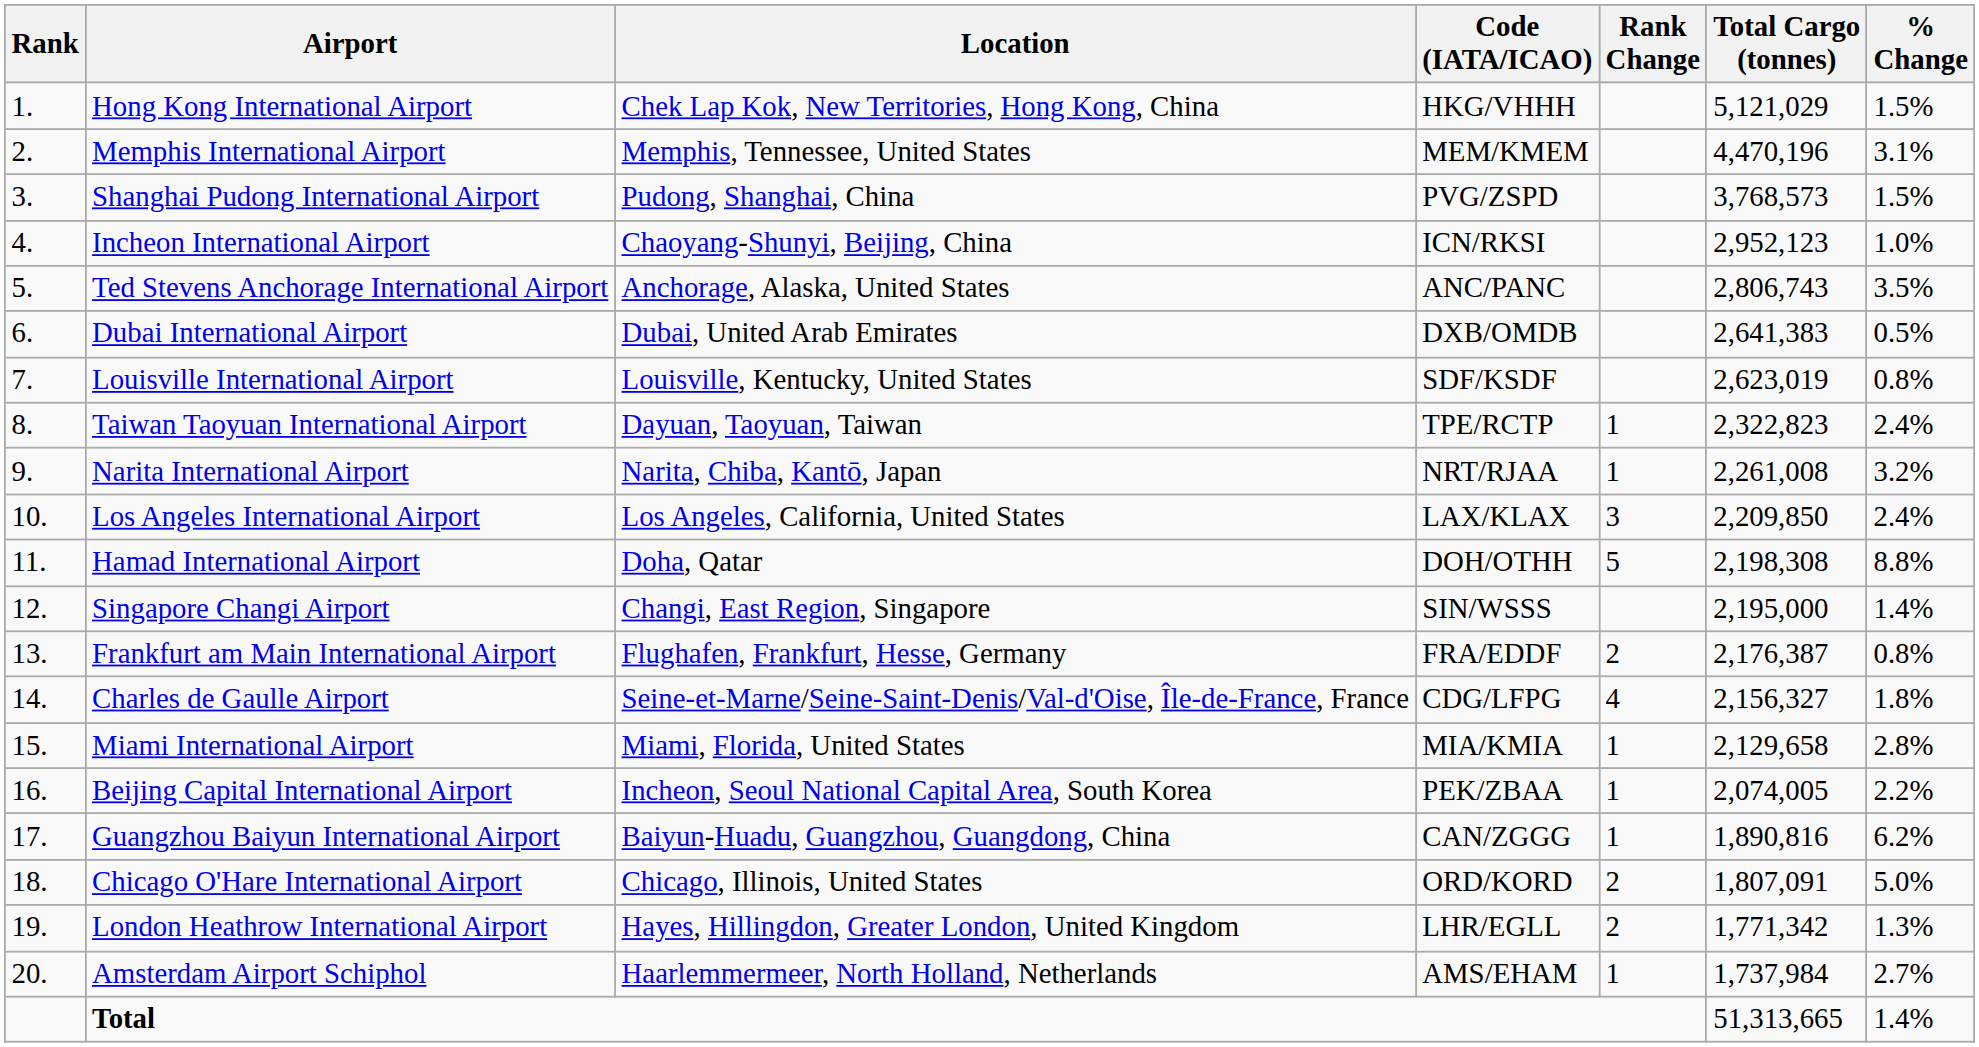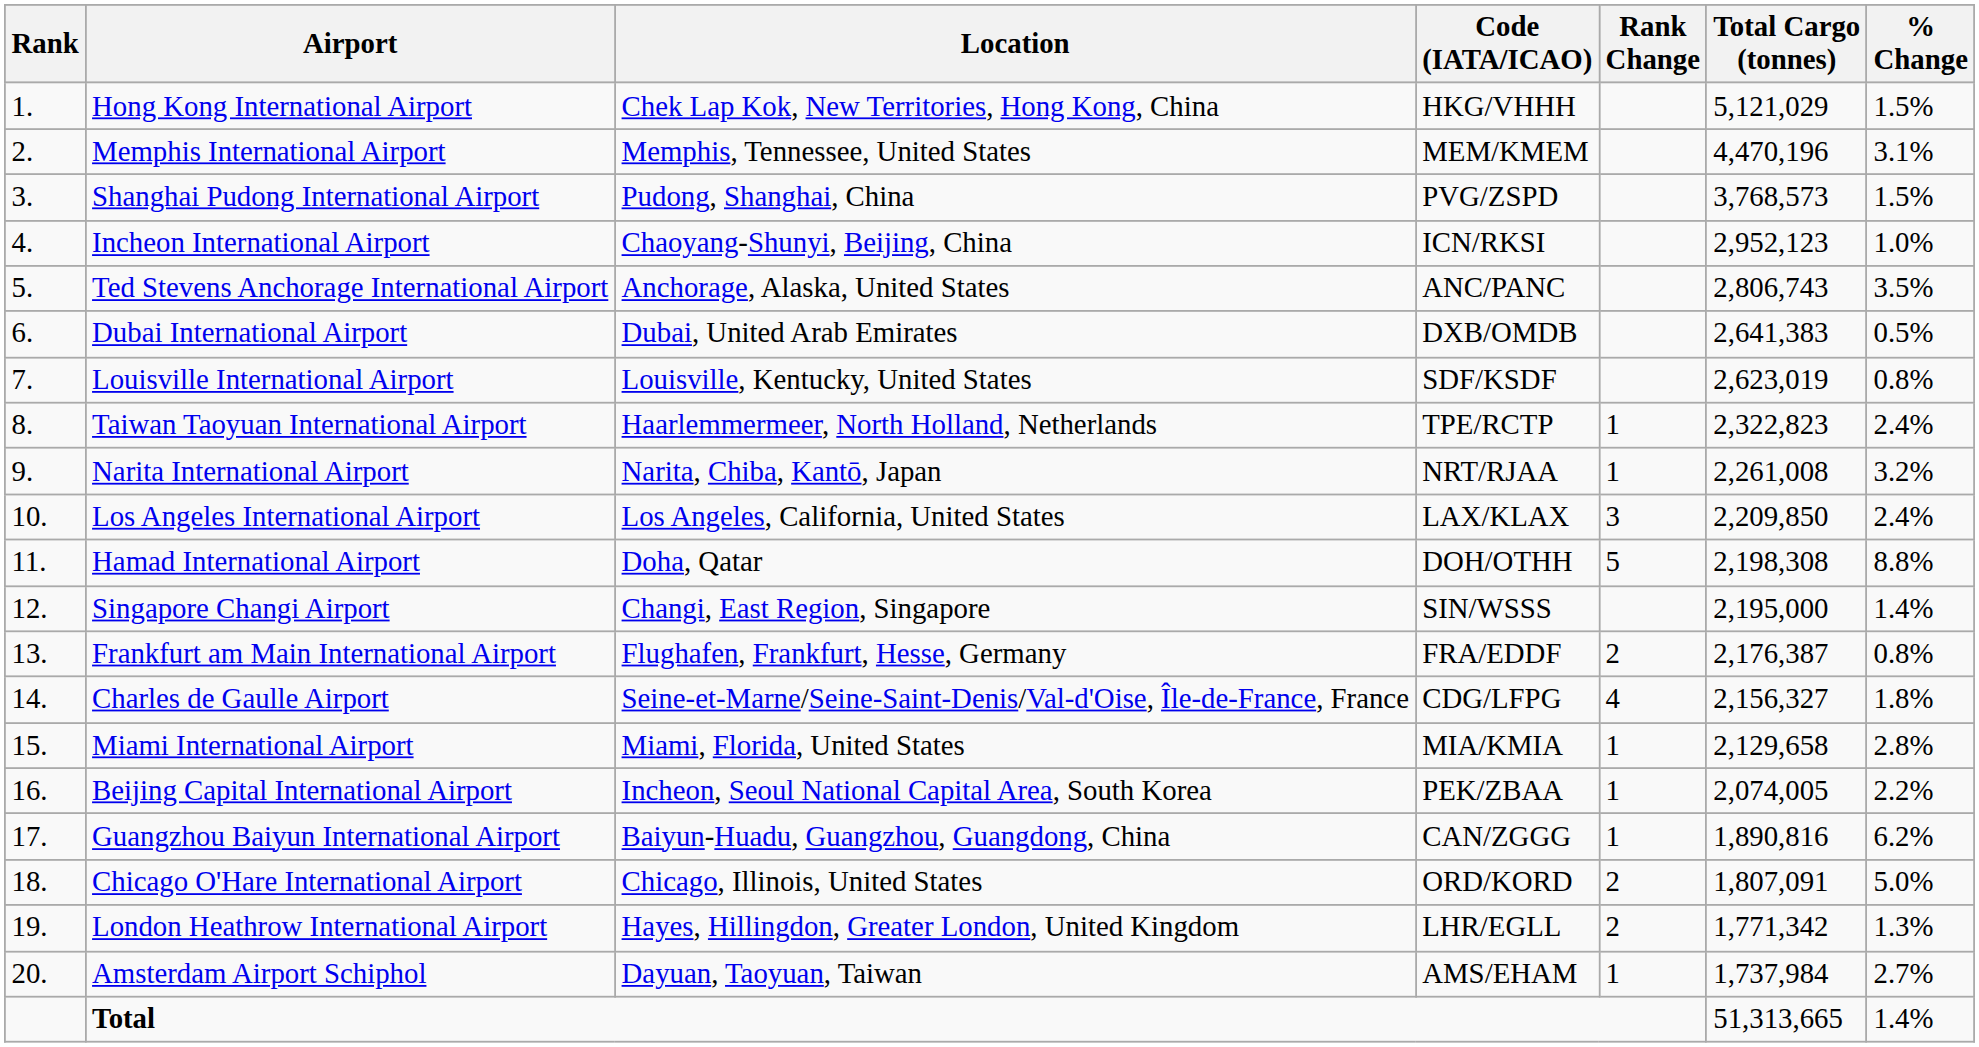(772, 425) Dayuan, Taoyuan, Taiwan -> (889, 425) Haarlemmermeer, North Holland, Netherlands
(889, 973) Haarlemmermeer, North Holland, Netherlands -> (772, 973) Dayuan, Taoyuan, Taiwan
